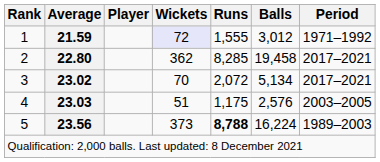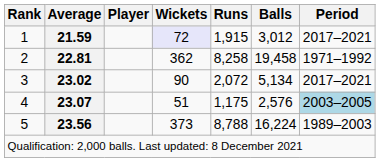(231, 37) 1,555 -> (231, 37) 1,915
(337, 37) 1971–1992 -> (337, 37) 2017–2021
(74, 59) 22.80 -> (74, 59) 22.81
(231, 59) 8,285 -> (231, 59) 8,258
(337, 59) 2017–2021 -> (337, 59) 1971–1992
(181, 80) 70 -> (181, 80) 90
(74, 102) 23.03 -> (74, 102) 23.07
(337, 102) no background -> (337, 102) lightblue background
(231, 124) bold -> (231, 124) normal
